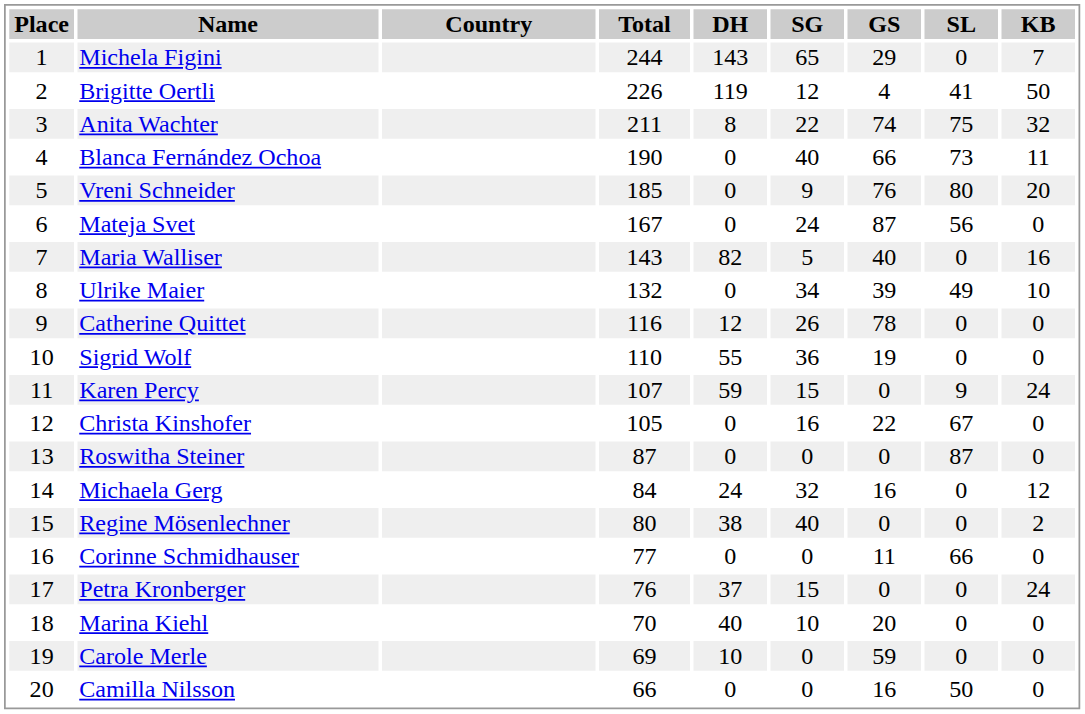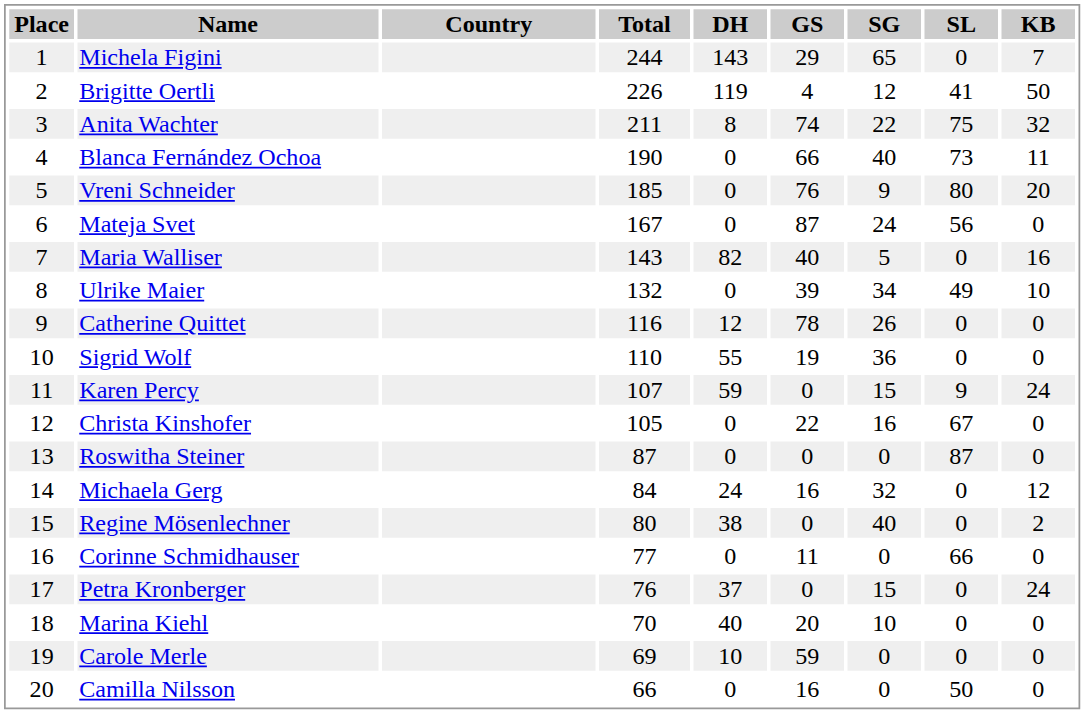columns swapped: (807, 24) <-> (884, 24)
